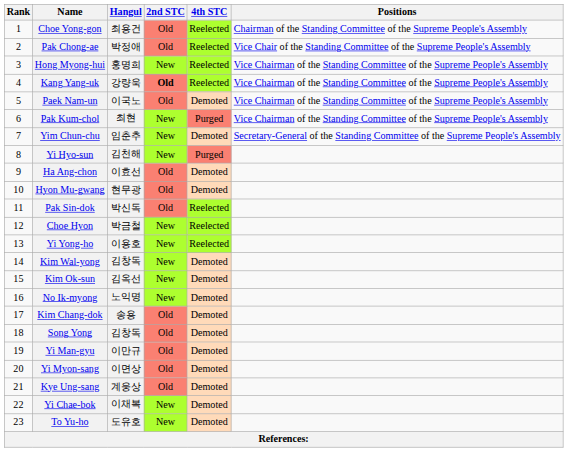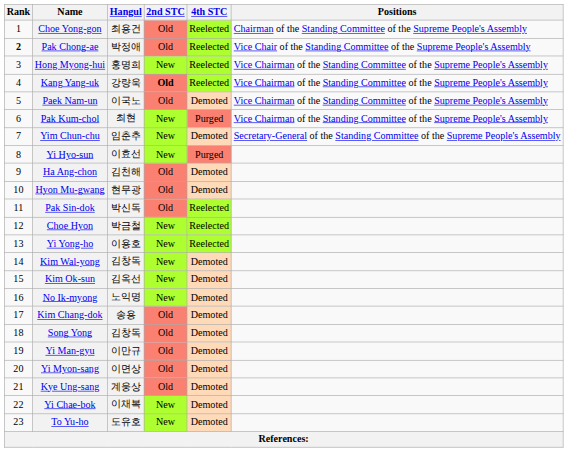(18, 47) normal -> (18, 47) bold
(126, 154) 김천해 -> (126, 154) 이효선
(126, 172) 이효선 -> (126, 172) 김천해
